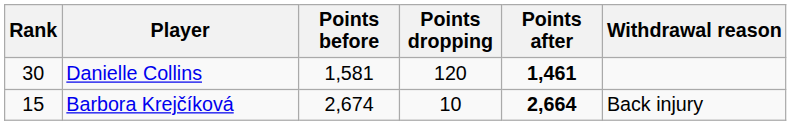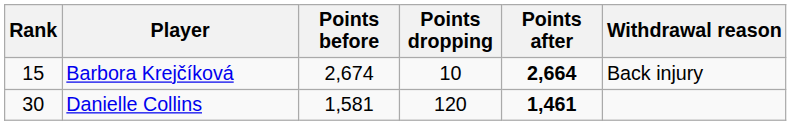rows swapped: (150, 104) <-> (134, 73)
